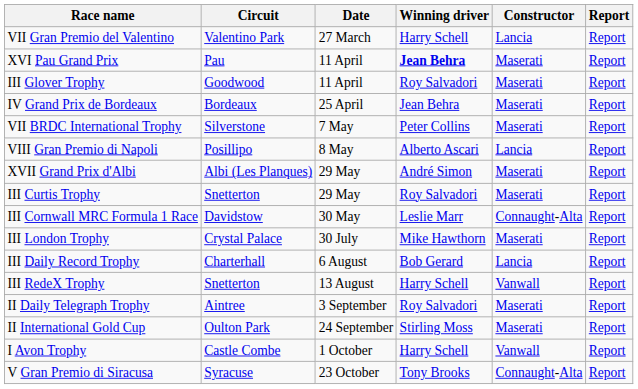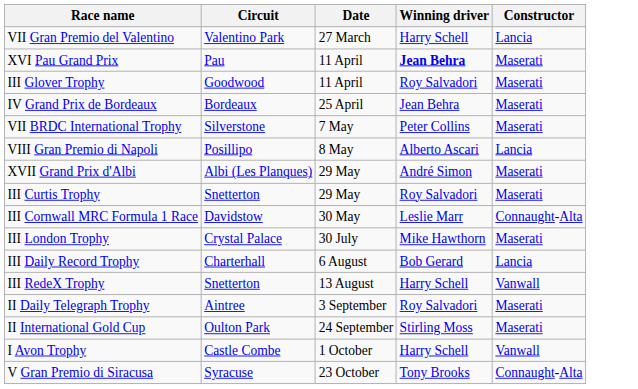- column: (609, 15)
